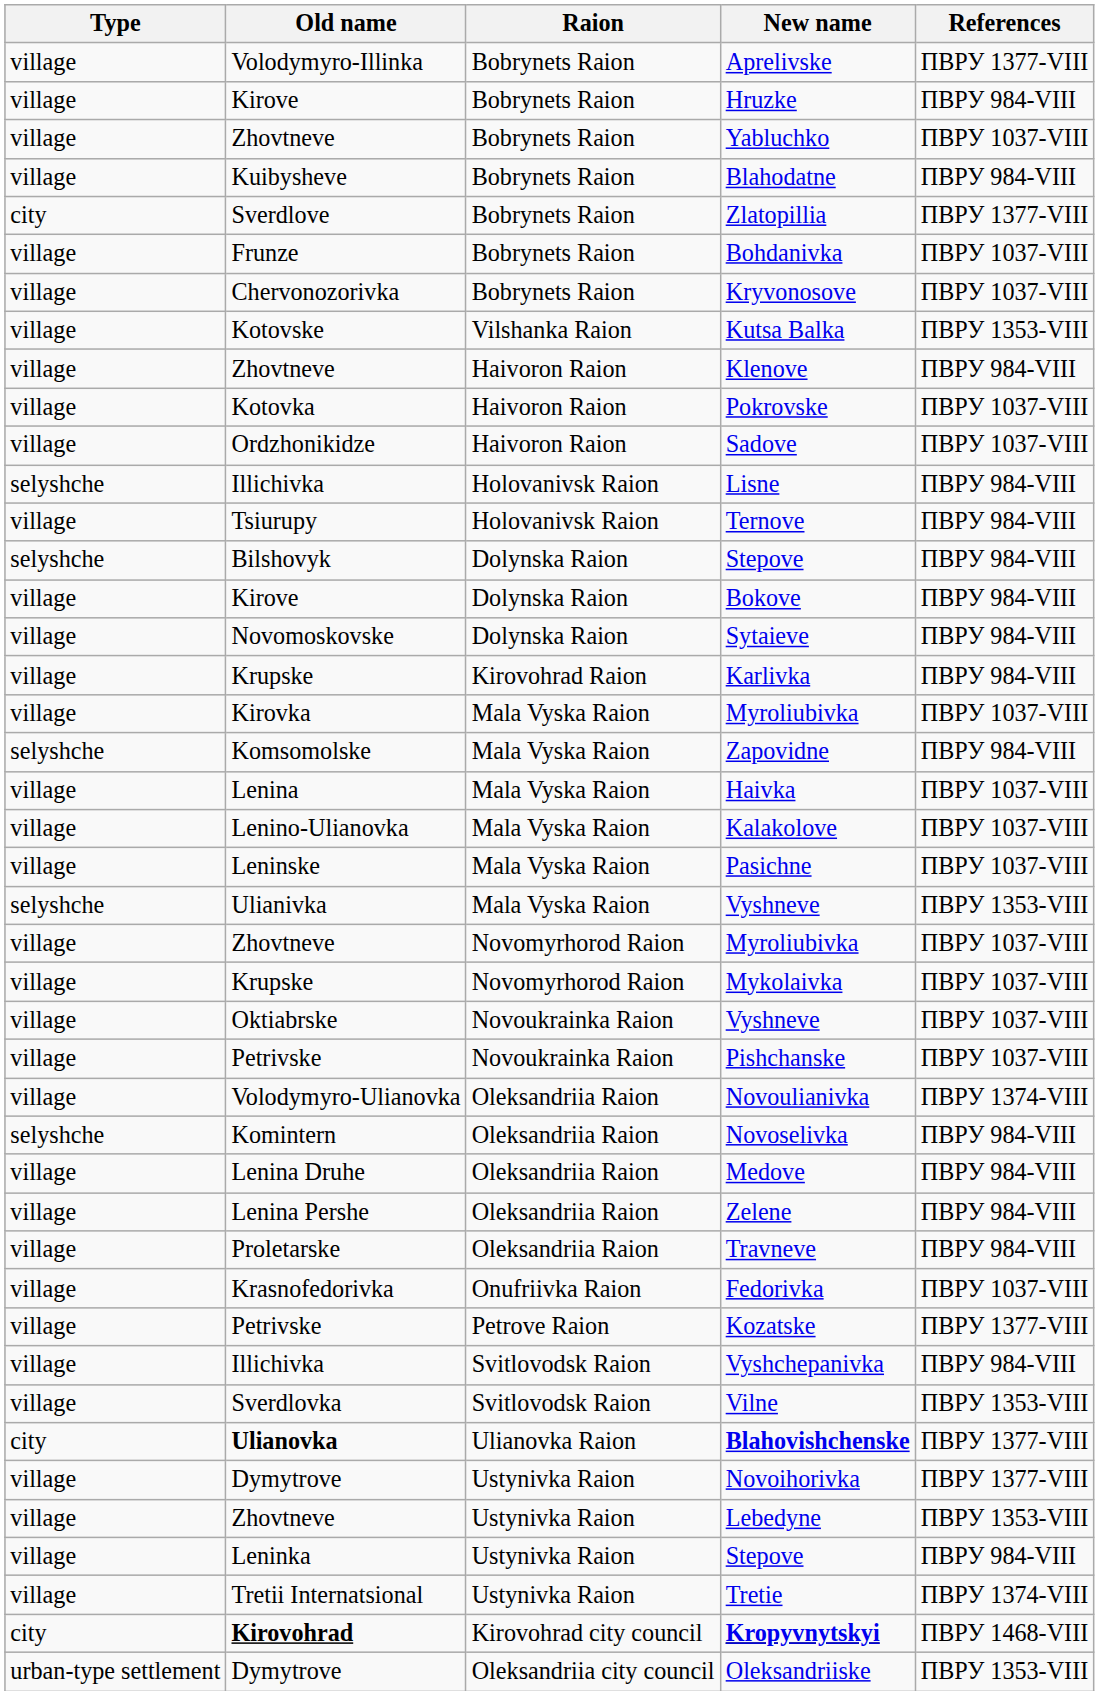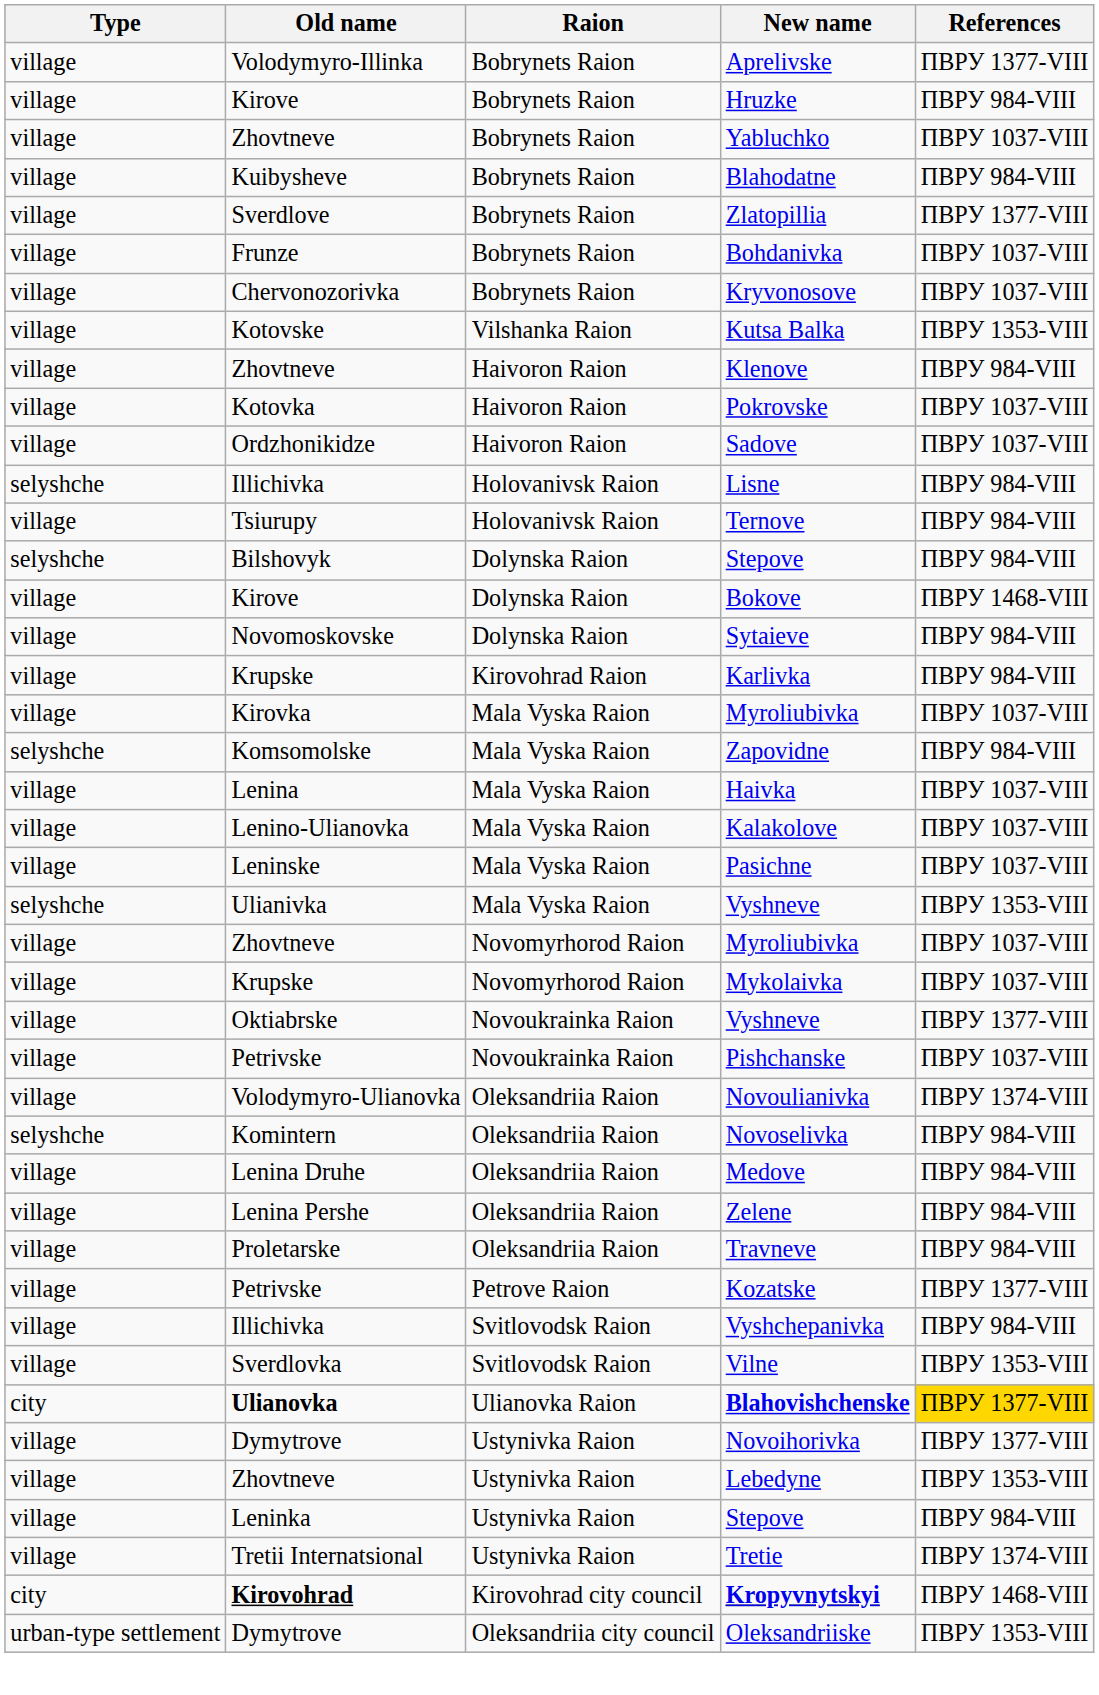(28, 215) city -> (43, 215) village
(998, 598) ПВРУ 984-VIII -> (1005, 598) ПВРУ 1468-VIII
(1005, 1019) ПВРУ 1037-VIII -> (1005, 1019) ПВРУ 1377-VIII
- row: (313, 1288)
(1005, 1441) no background -> (1005, 1403) gold background
